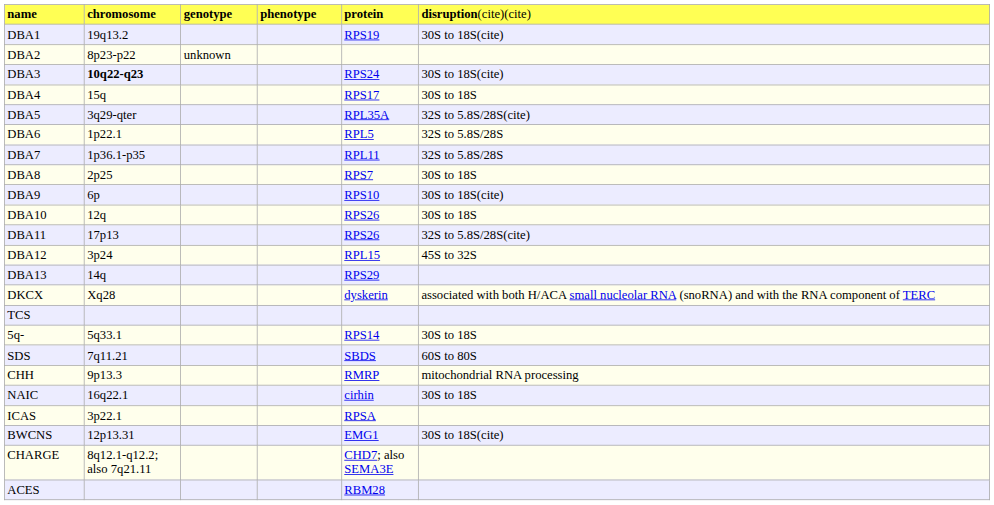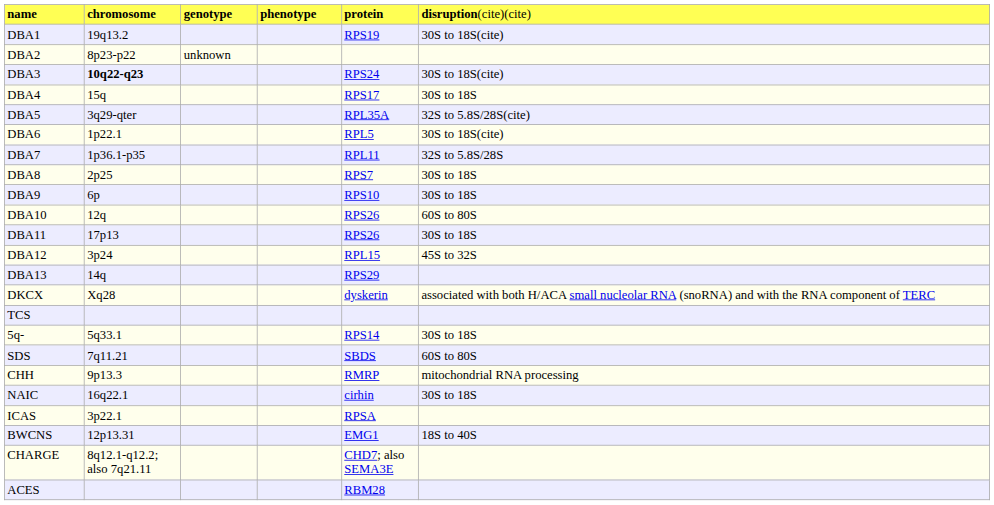(462, 134) 32S to 5.8S/28S -> (462, 134) 30S to 18S(cite)
(462, 194) 30S to 18S(cite) -> (449, 194) 30S to 18S
(449, 214) 30S to 18S -> (449, 214) 60S to 80S
(476, 235) 32S to 5.8S/28S(cite) -> (449, 235) 30S to 18S
(462, 435) 30S to 18S(cite) -> (449, 435) 18S to 40S
